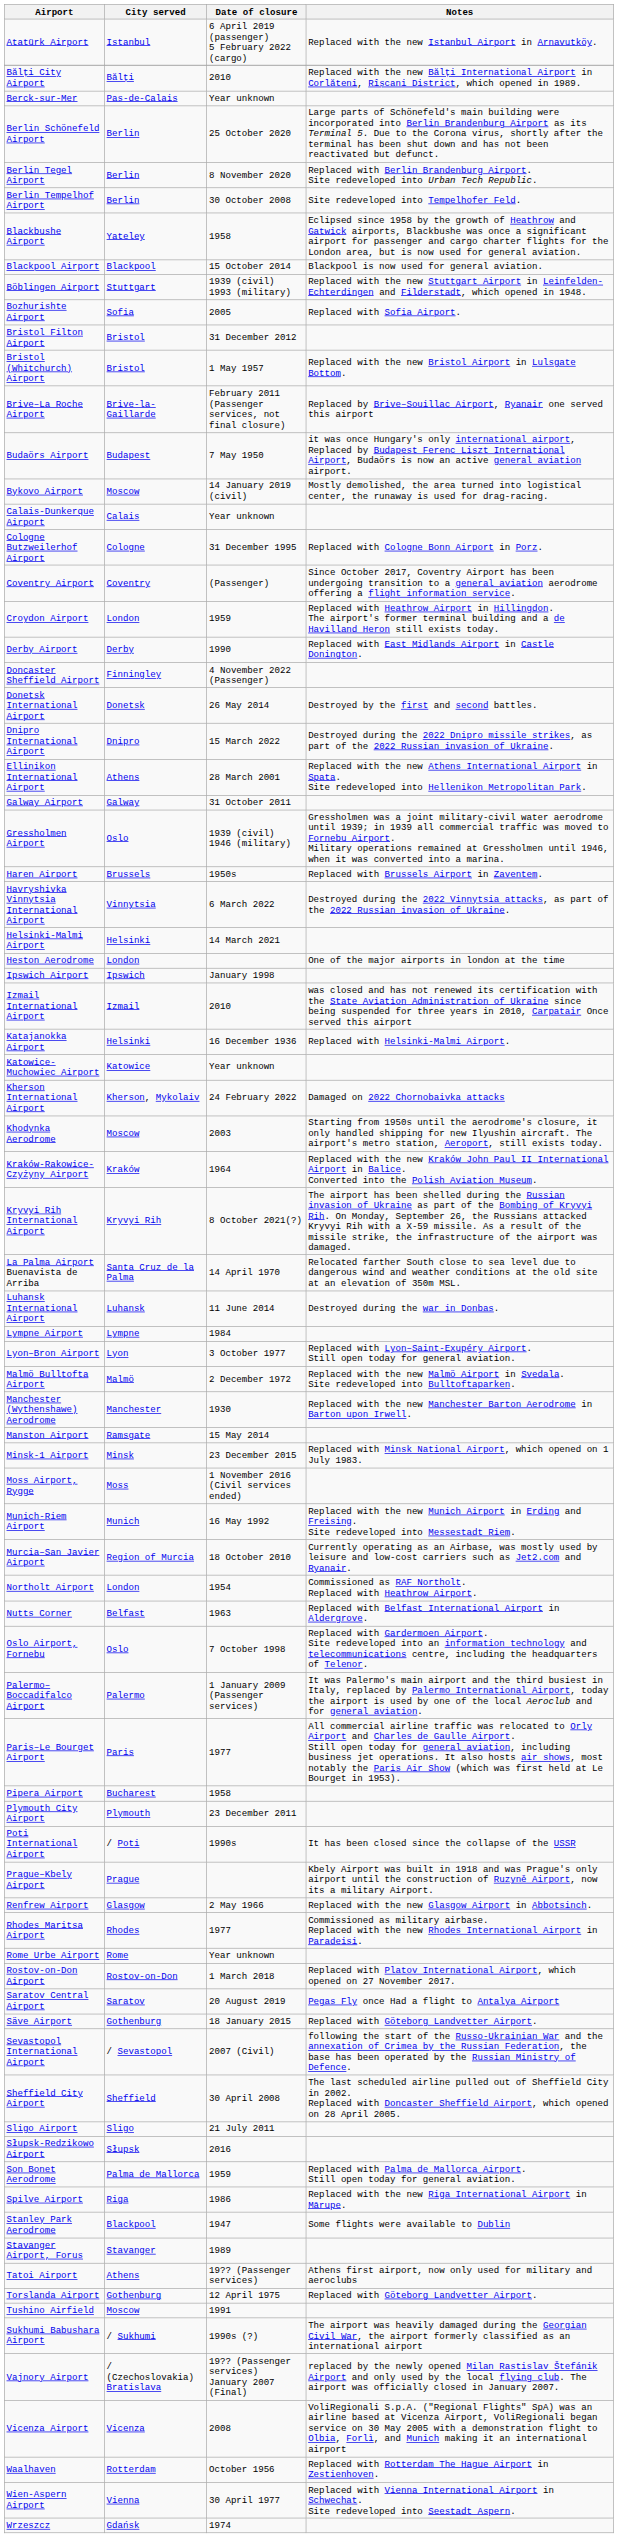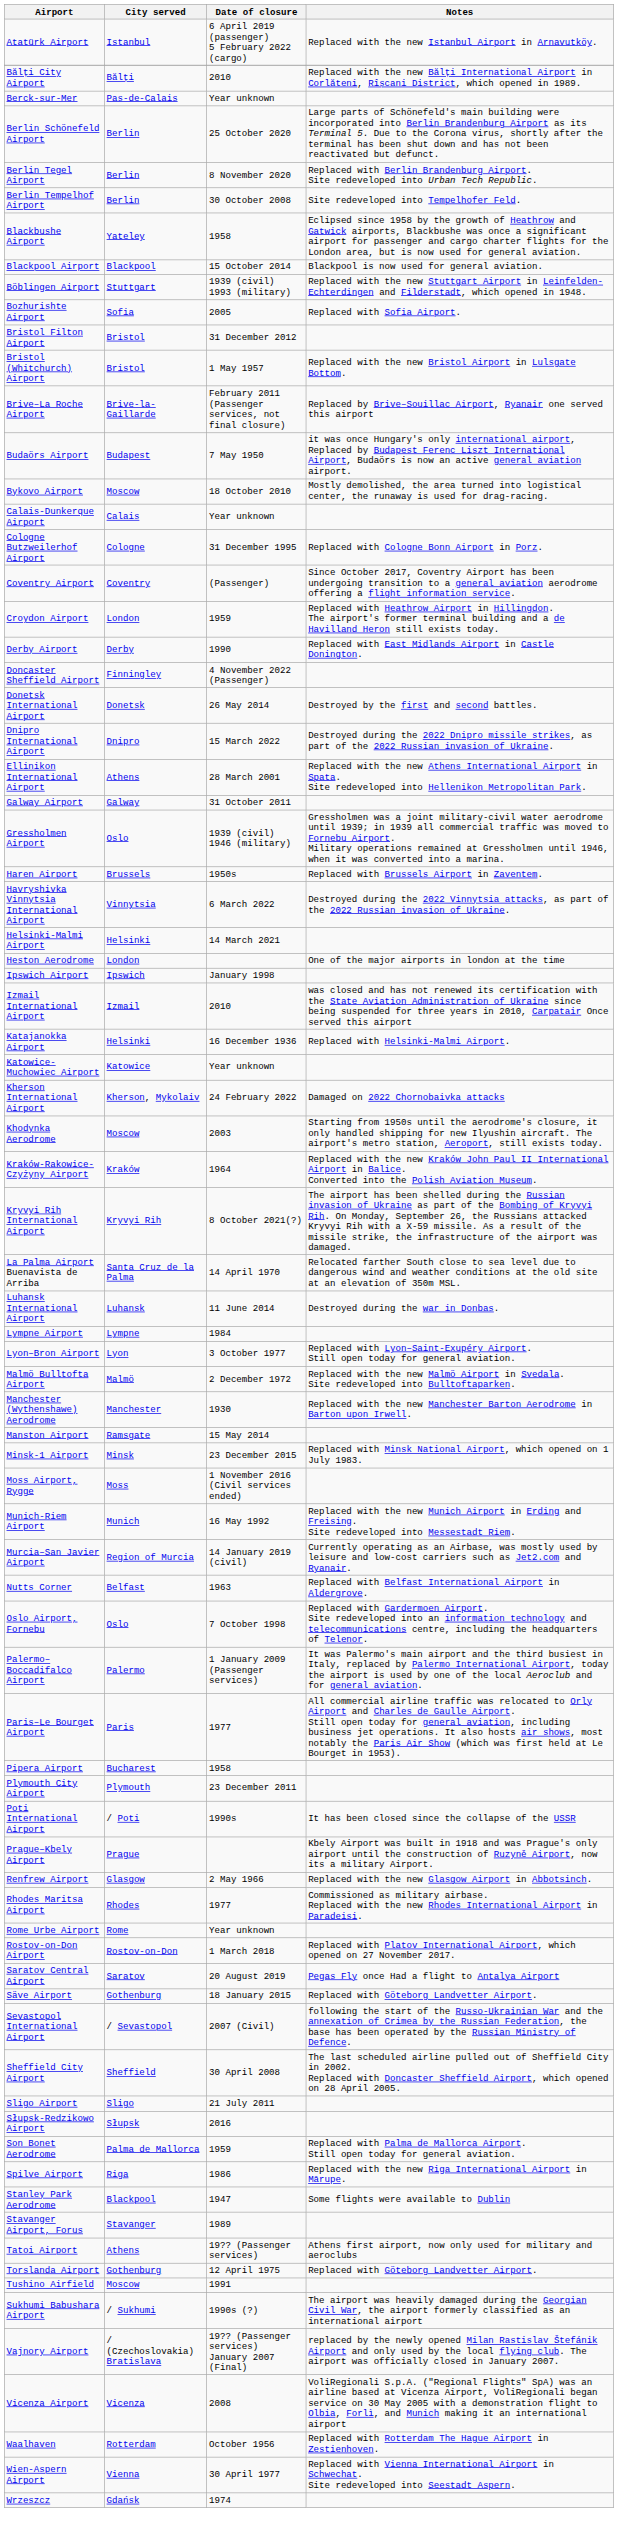(250, 491) 14 January 2019 (civil) -> (250, 491) 18 October 2010
(250, 1557) 18 October 2010 -> (250, 1557) 14 January 2019 (civil)
- row: (50, 1588)
